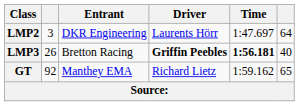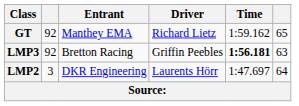rows swapped: (23, 33) <-> (23, 71)
(50, 52) 26 -> (50, 52) 92
(190, 52) bold -> (188, 52) normal
(286, 52) 40 -> (282, 52) 63
